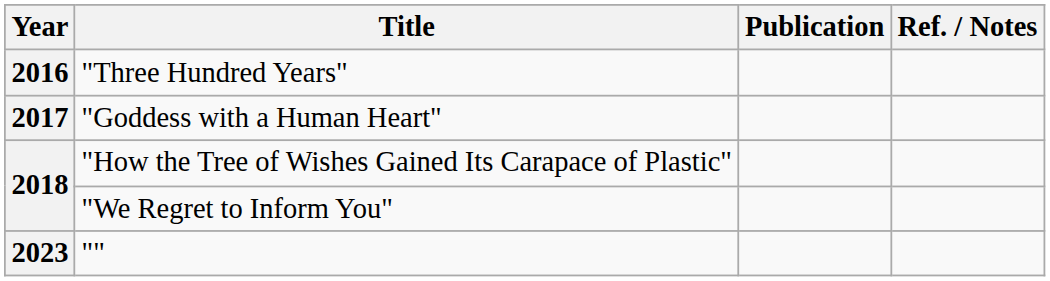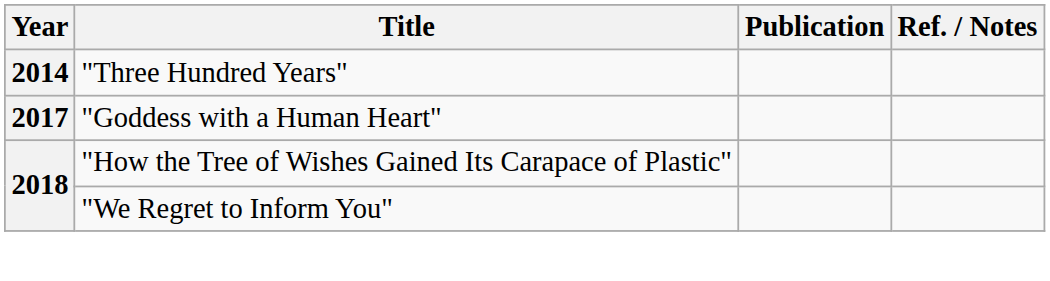(40, 72) 2016 -> (40, 72) 2014
- row: (93, 252)
